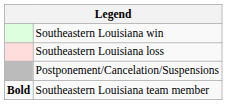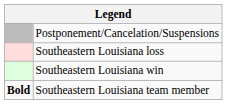rows swapped: (99, 33) <-> (127, 71)
